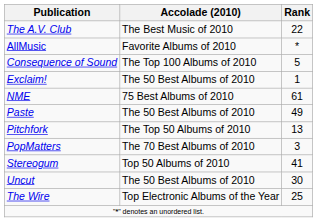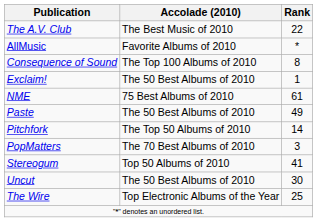(297, 63) 5 -> (297, 63) 8
(297, 130) 13 -> (297, 130) 14
